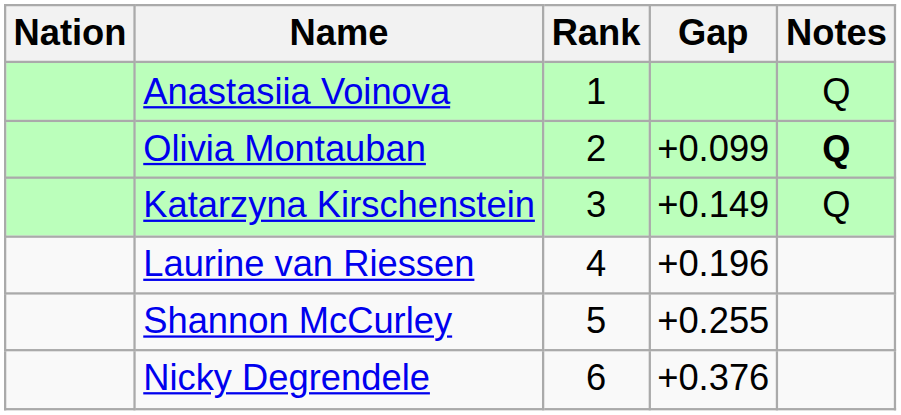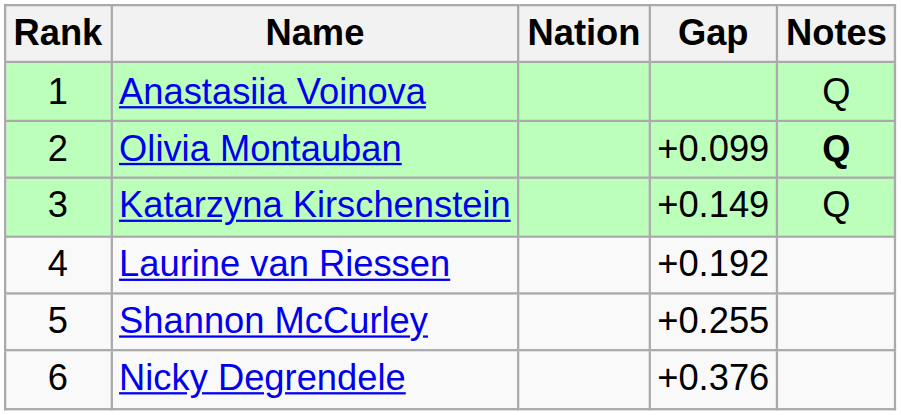columns swapped: (596, 33) <-> (70, 33)
(713, 263) +0.196 -> (713, 263) +0.192
